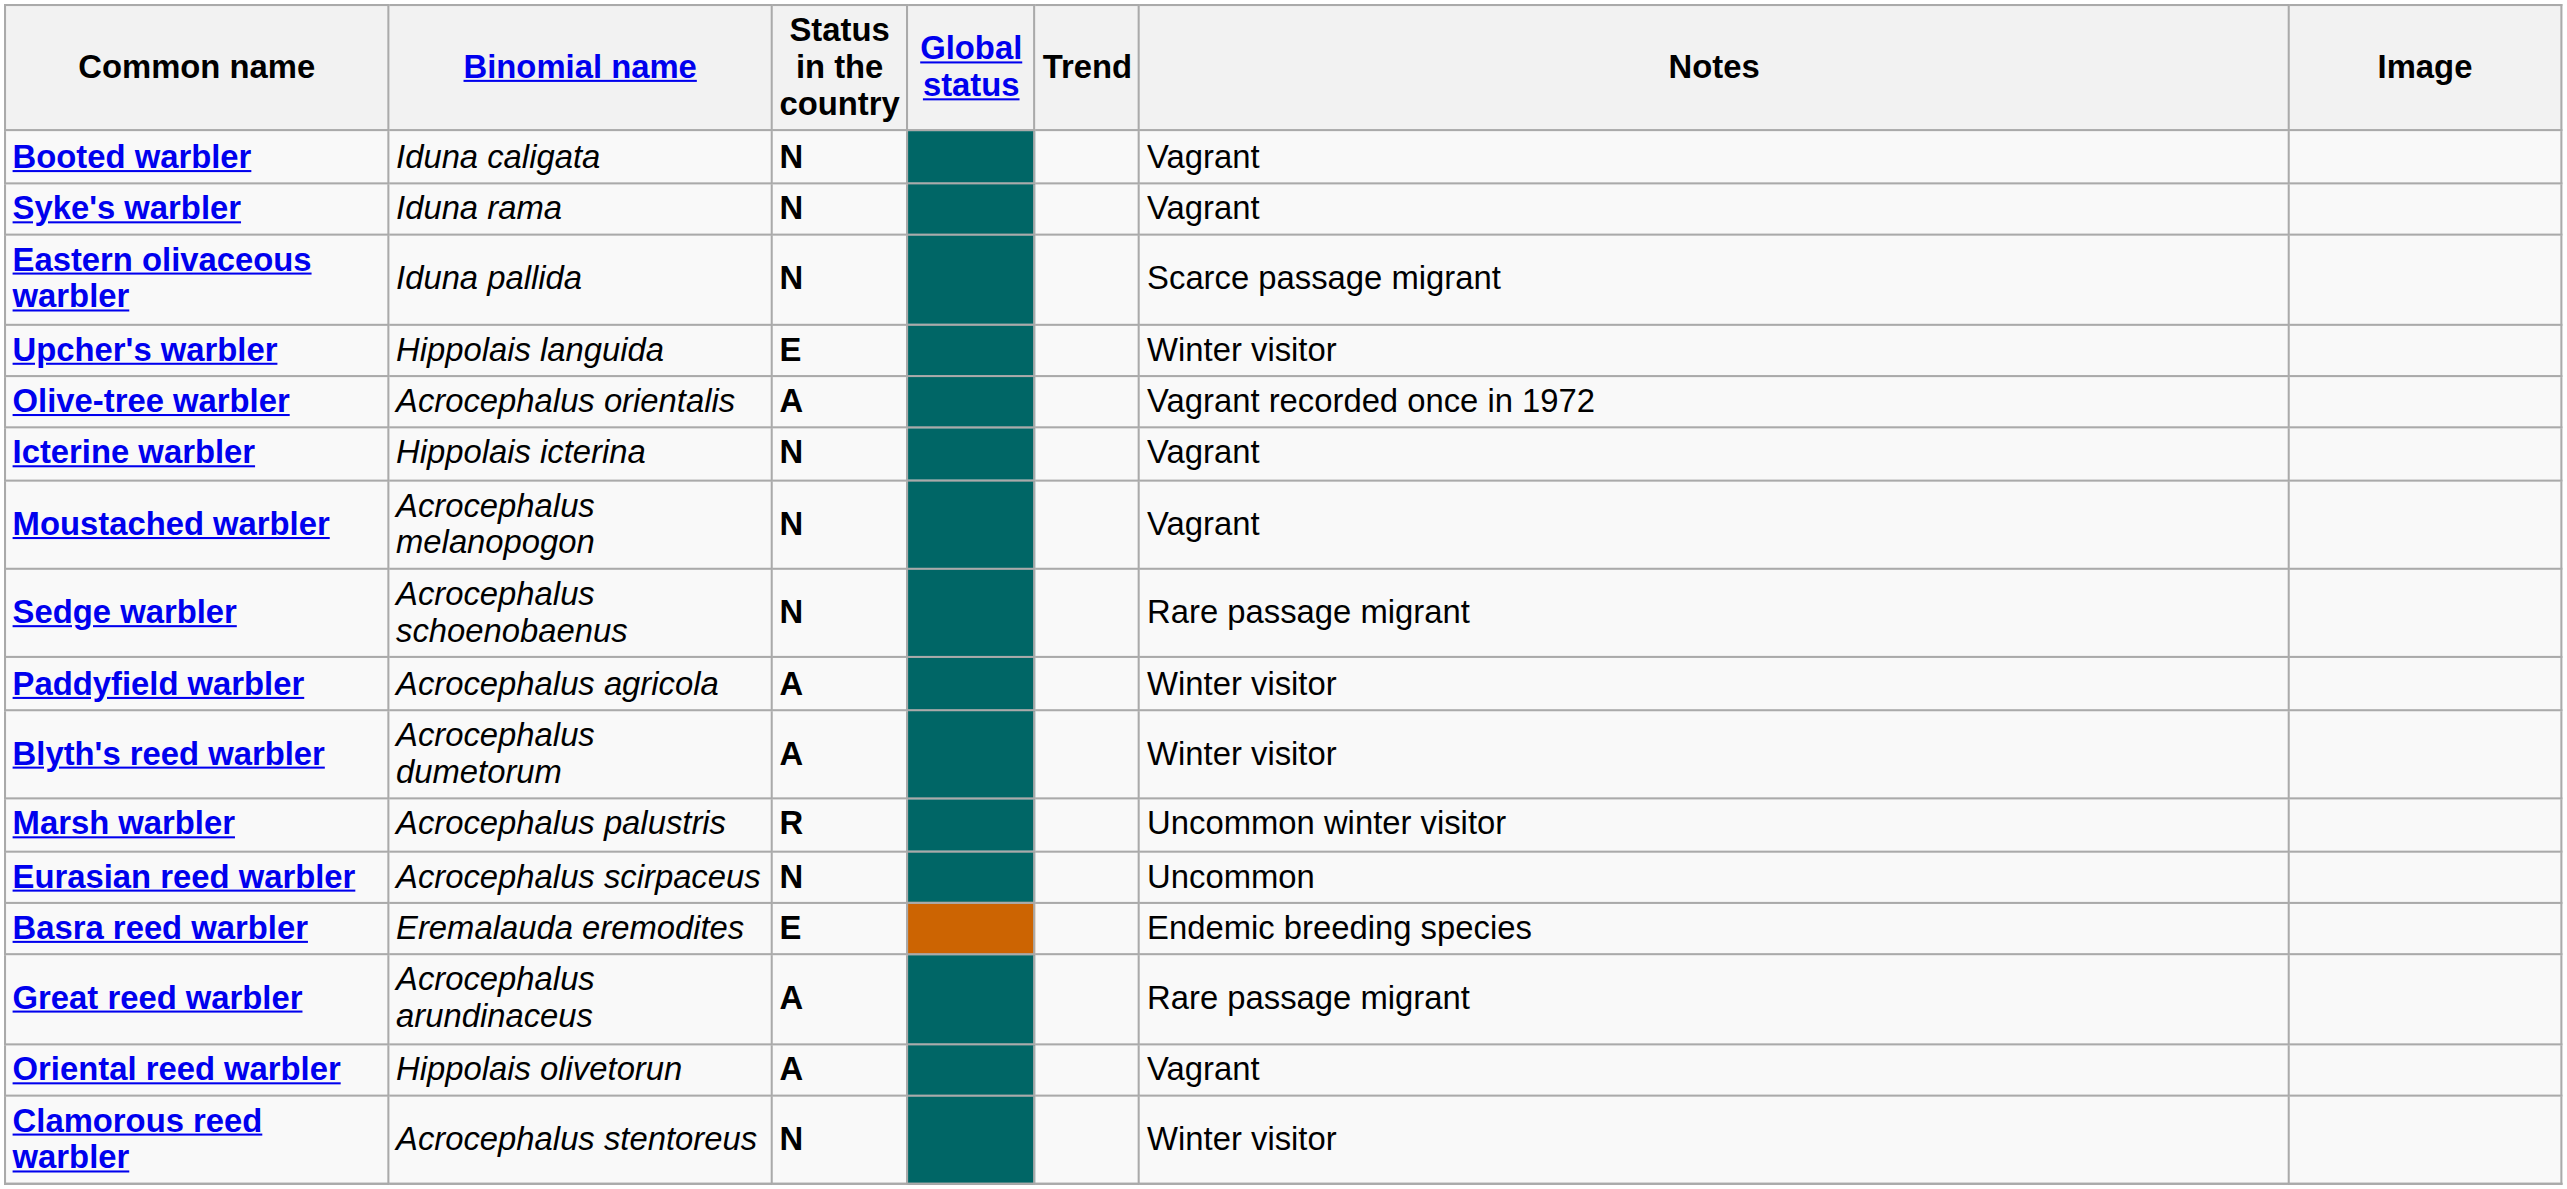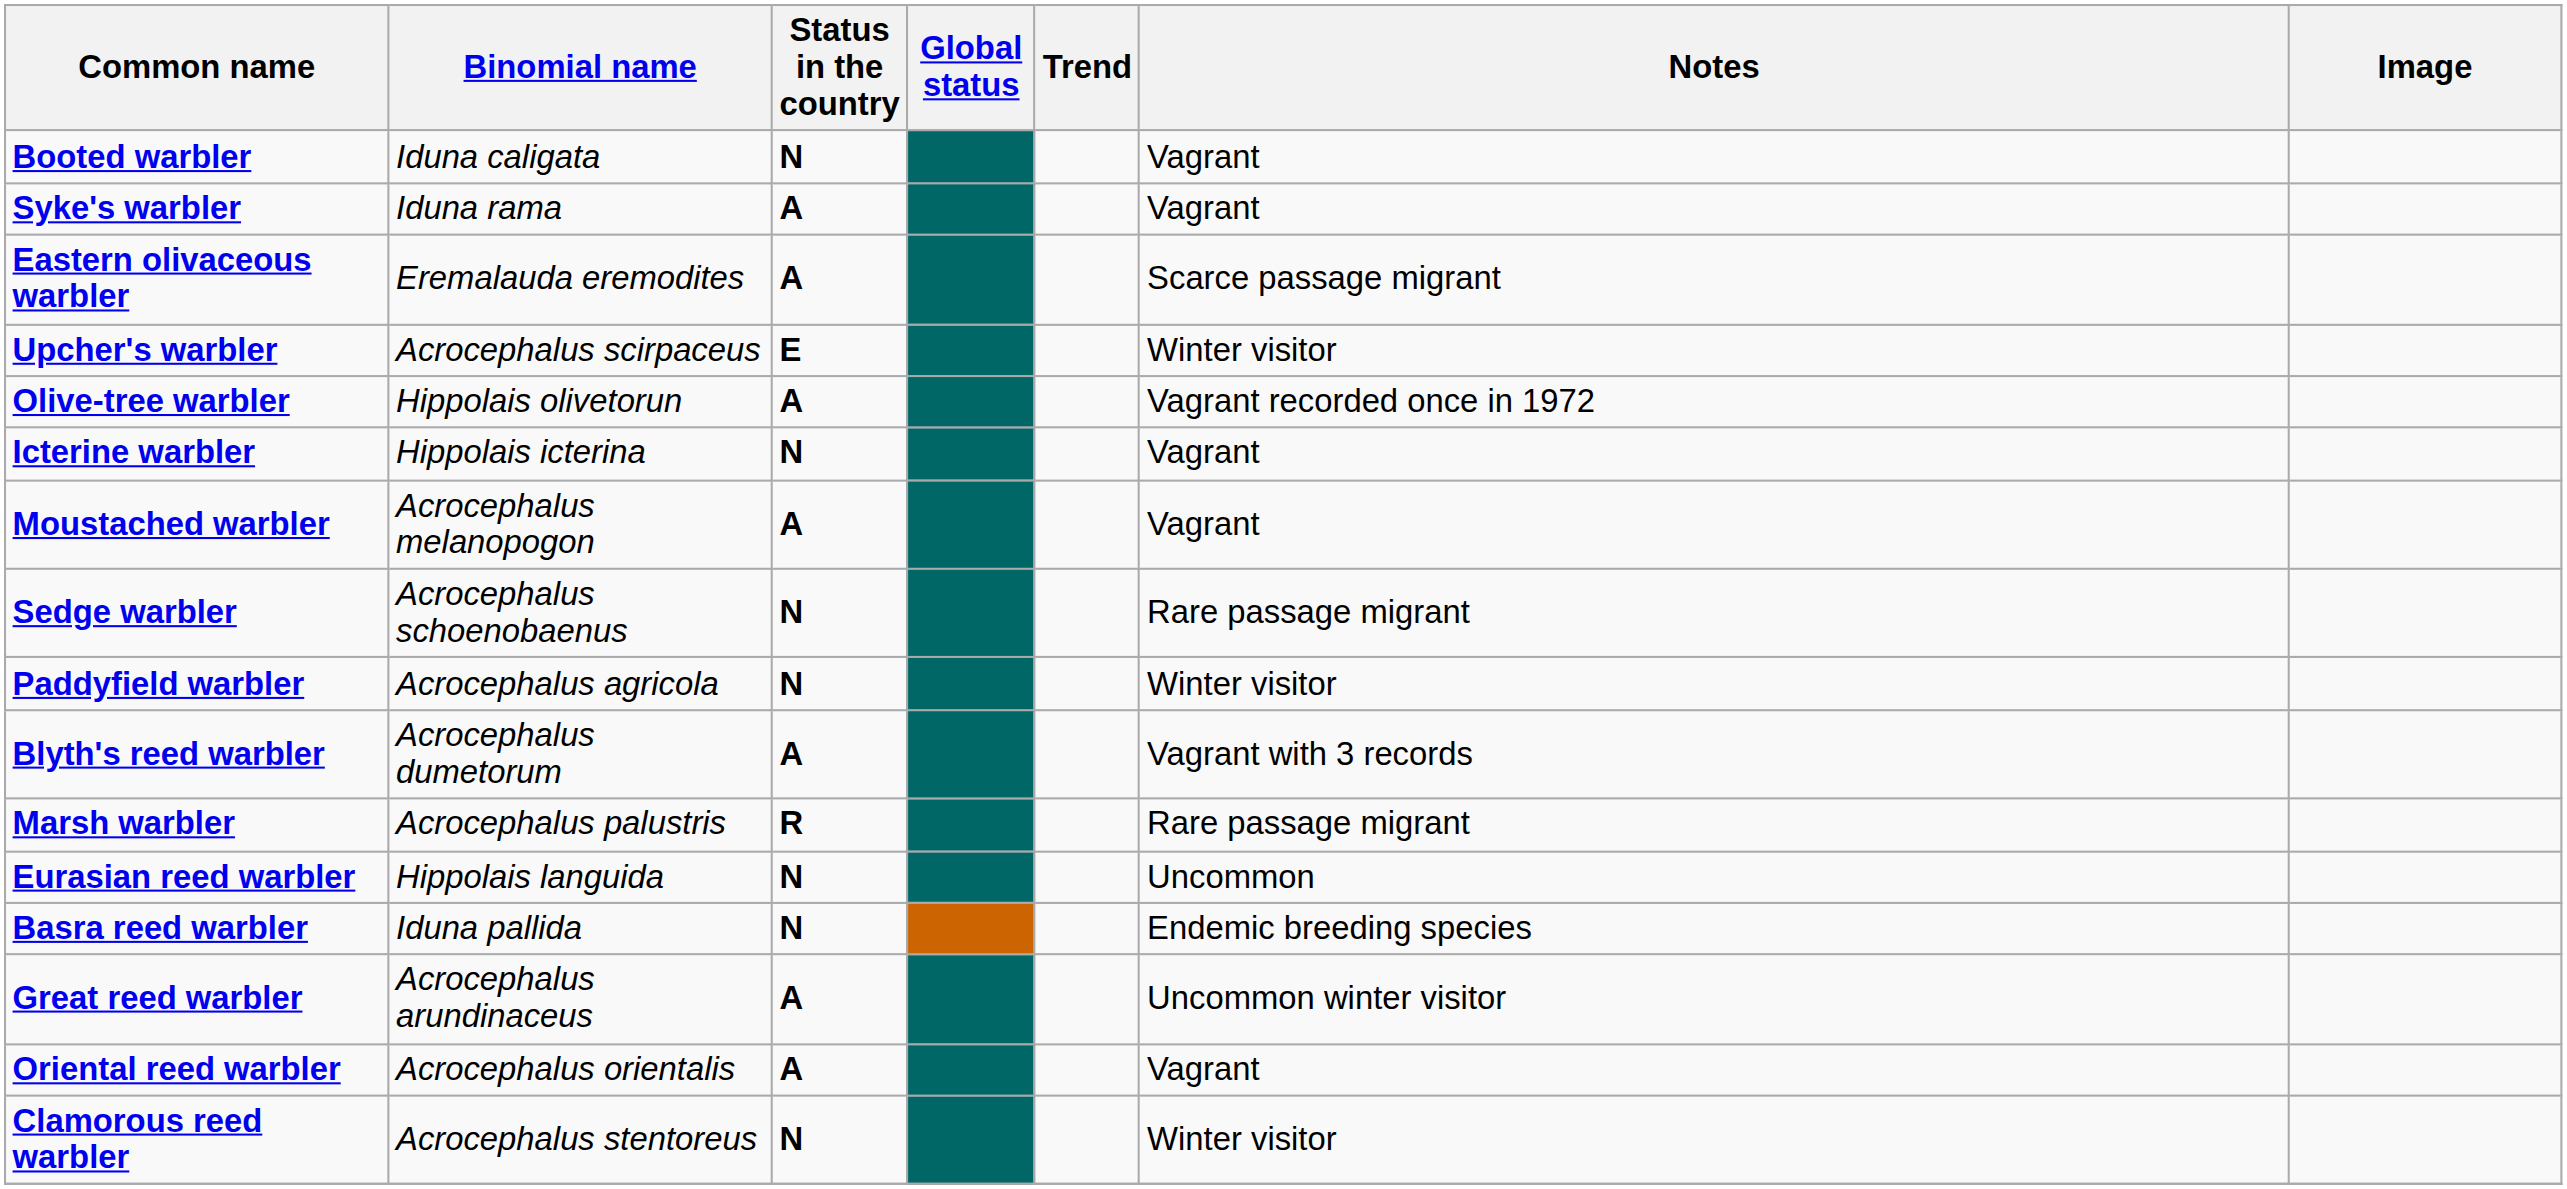(791, 208) N -> (791, 208) A
(489, 278) Iduna pallida -> (570, 278) Eremalauda eremodites
(791, 278) N -> (791, 278) A
(530, 349) Hippolais languida -> (578, 349) Acrocephalus scirpaceus
(566, 401) Acrocephalus orientalis -> (539, 401) Hippolais olivetorun
(791, 523) N -> (791, 523) A
(791, 683) A -> (791, 683) N
(1242, 753) Winter visitor -> (1310, 753) Vagrant with 3 records
(1327, 824) Uncommon winter visitor -> (1308, 824) Rare passage migrant
(578, 876) Acrocephalus scirpaceus -> (530, 876) Hippolais languida
(570, 928) Eremalauda eremodites -> (489, 928) Iduna pallida
(790, 928) E -> (791, 928) N
(1308, 998) Rare passage migrant -> (1327, 998) Uncommon winter visitor
(539, 1069) Hippolais olivetorun -> (566, 1069) Acrocephalus orientalis
